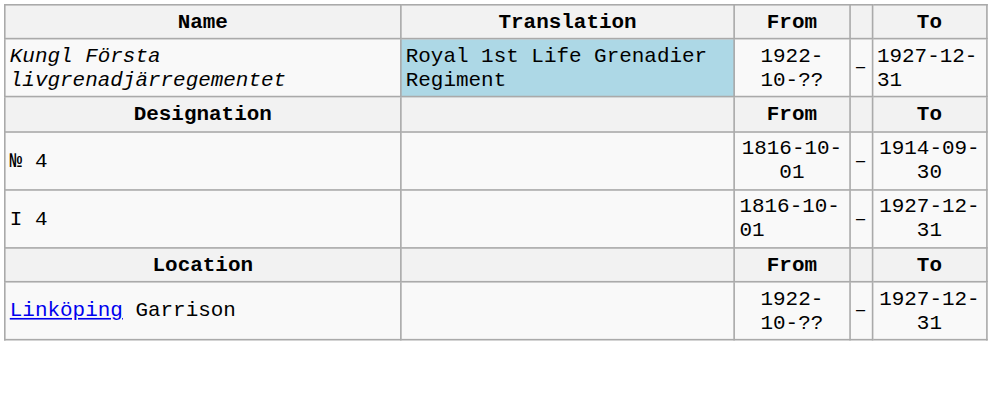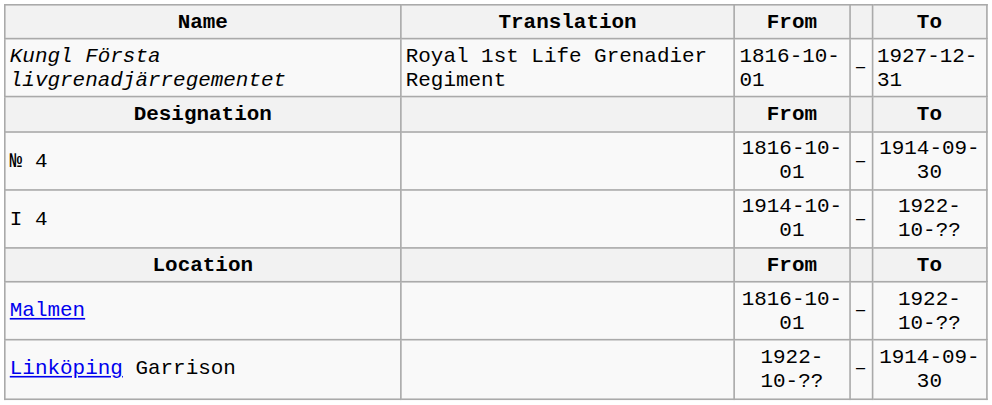(556, 68) lightblue background -> (556, 68) no background
(792, 68) 1922-10-?? -> (790, 68) 1816-10-01
(790, 219) 1816-10-01 -> (792, 219) 1914-10-01
(929, 219) 1927-12-31 -> (929, 219) 1922-10-??
+ row: (47, 311)
(929, 311) 1927-12-31 -> (929, 369) 1914-09-30
